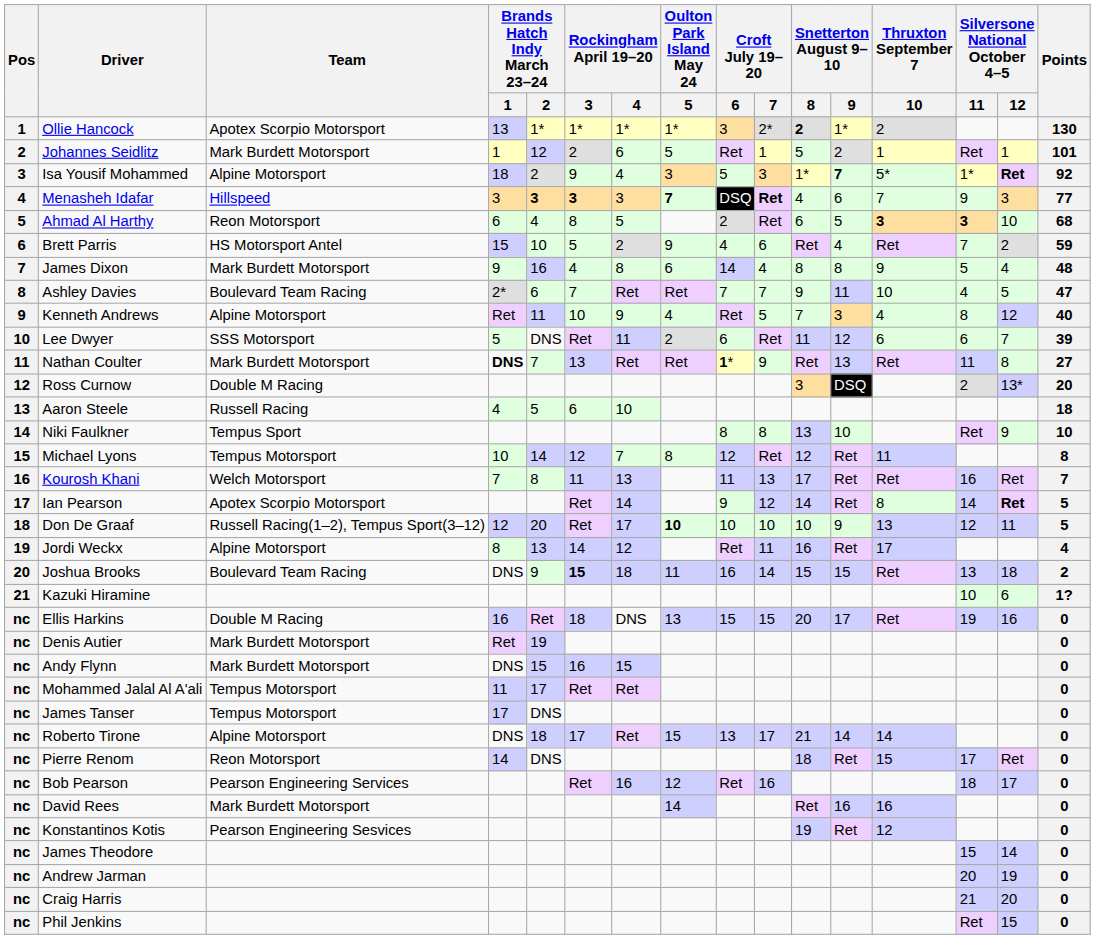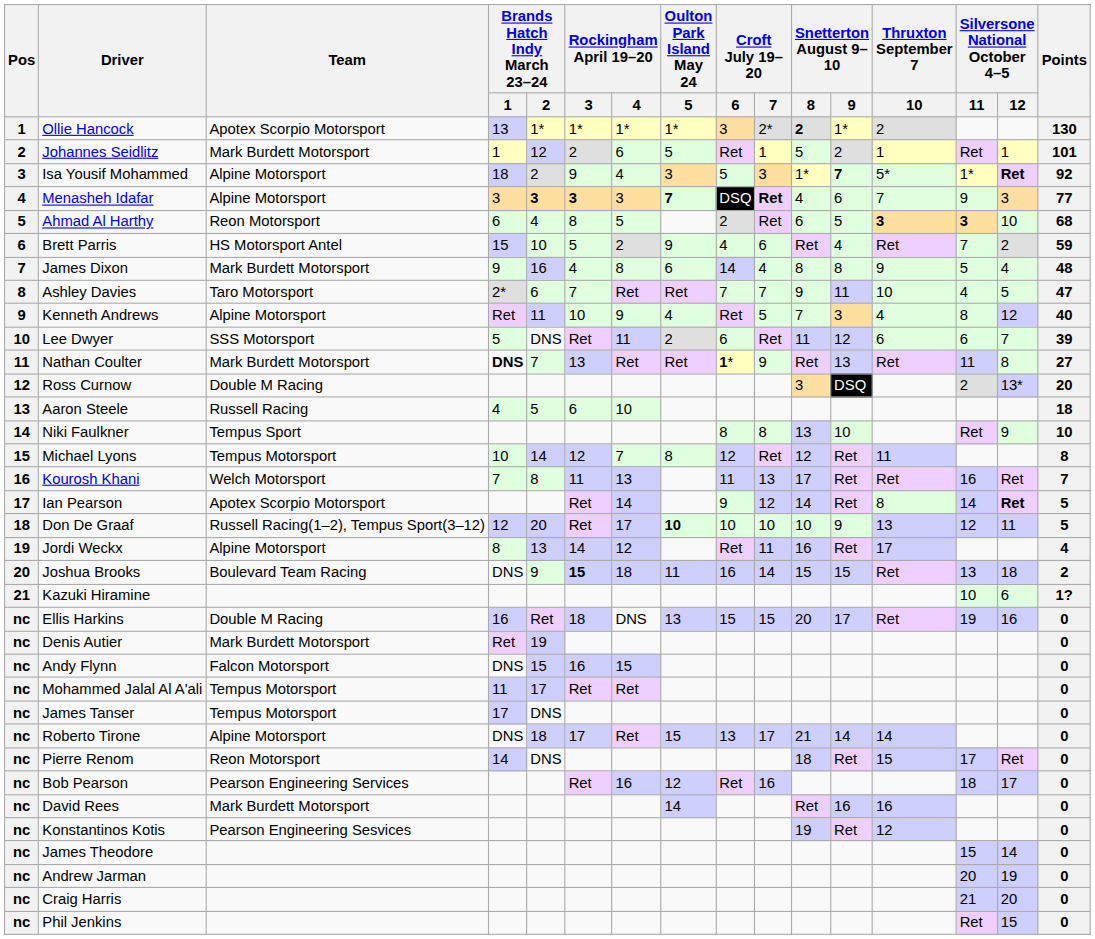(240, 198) Hillspeed -> (267, 198) Alpine Motorsport
(288, 292) Boulevard Team Racing -> (261, 292) Taro Motorsport
(289, 665) Mark Burdett Motorsport -> (269, 665) Falcon Motorsport
